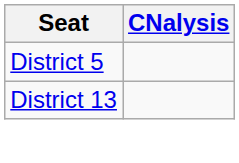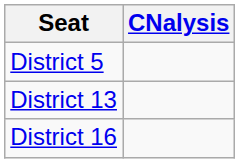+ row: (64, 137)
